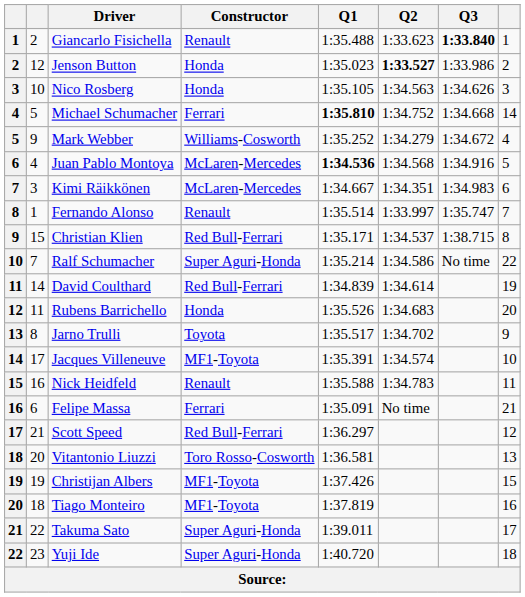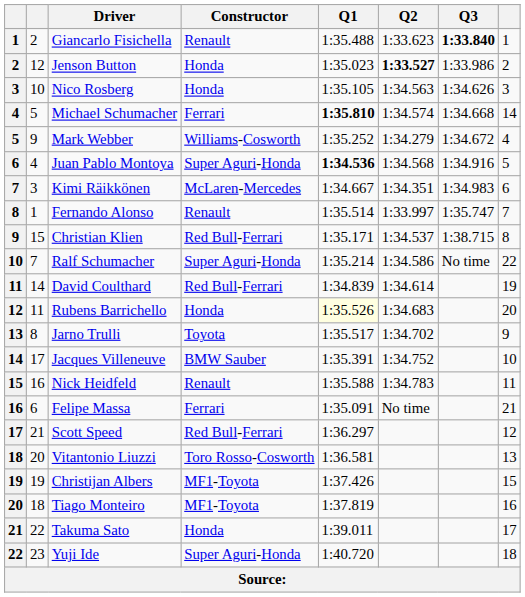(408, 114) 1:34.752 -> (408, 114) 1:34.574
(243, 163) McLaren-Mercedes -> (242, 163) Super Aguri-Honda
(348, 309) no background -> (348, 309) lightyellow background
(222, 358) MF1-Toyota -> (225, 358) BMW Sauber
(408, 358) 1:34.574 -> (408, 358) 1:34.752
(242, 529) Super Aguri-Honda -> (204, 529) Honda
